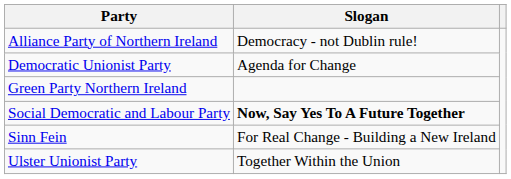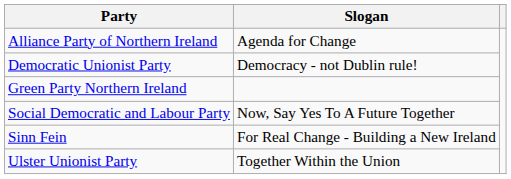(327, 40) Democracy - not Dublin rule! -> (297, 40) Agenda for Change
(297, 64) Agenda for Change -> (327, 64) Democracy - not Dublin rule!
(351, 112) bold -> (346, 112) normal
